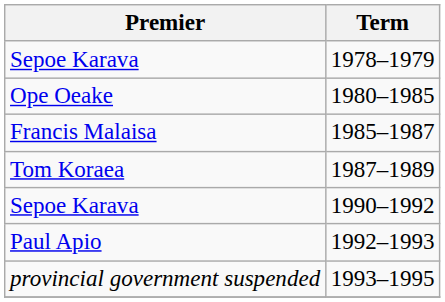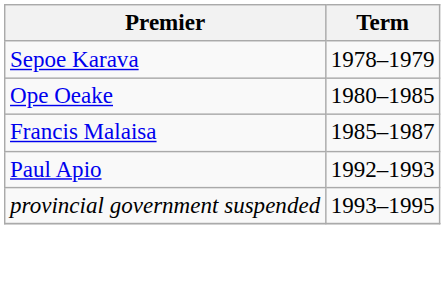- row: (383, 168)
- row: (383, 205)
